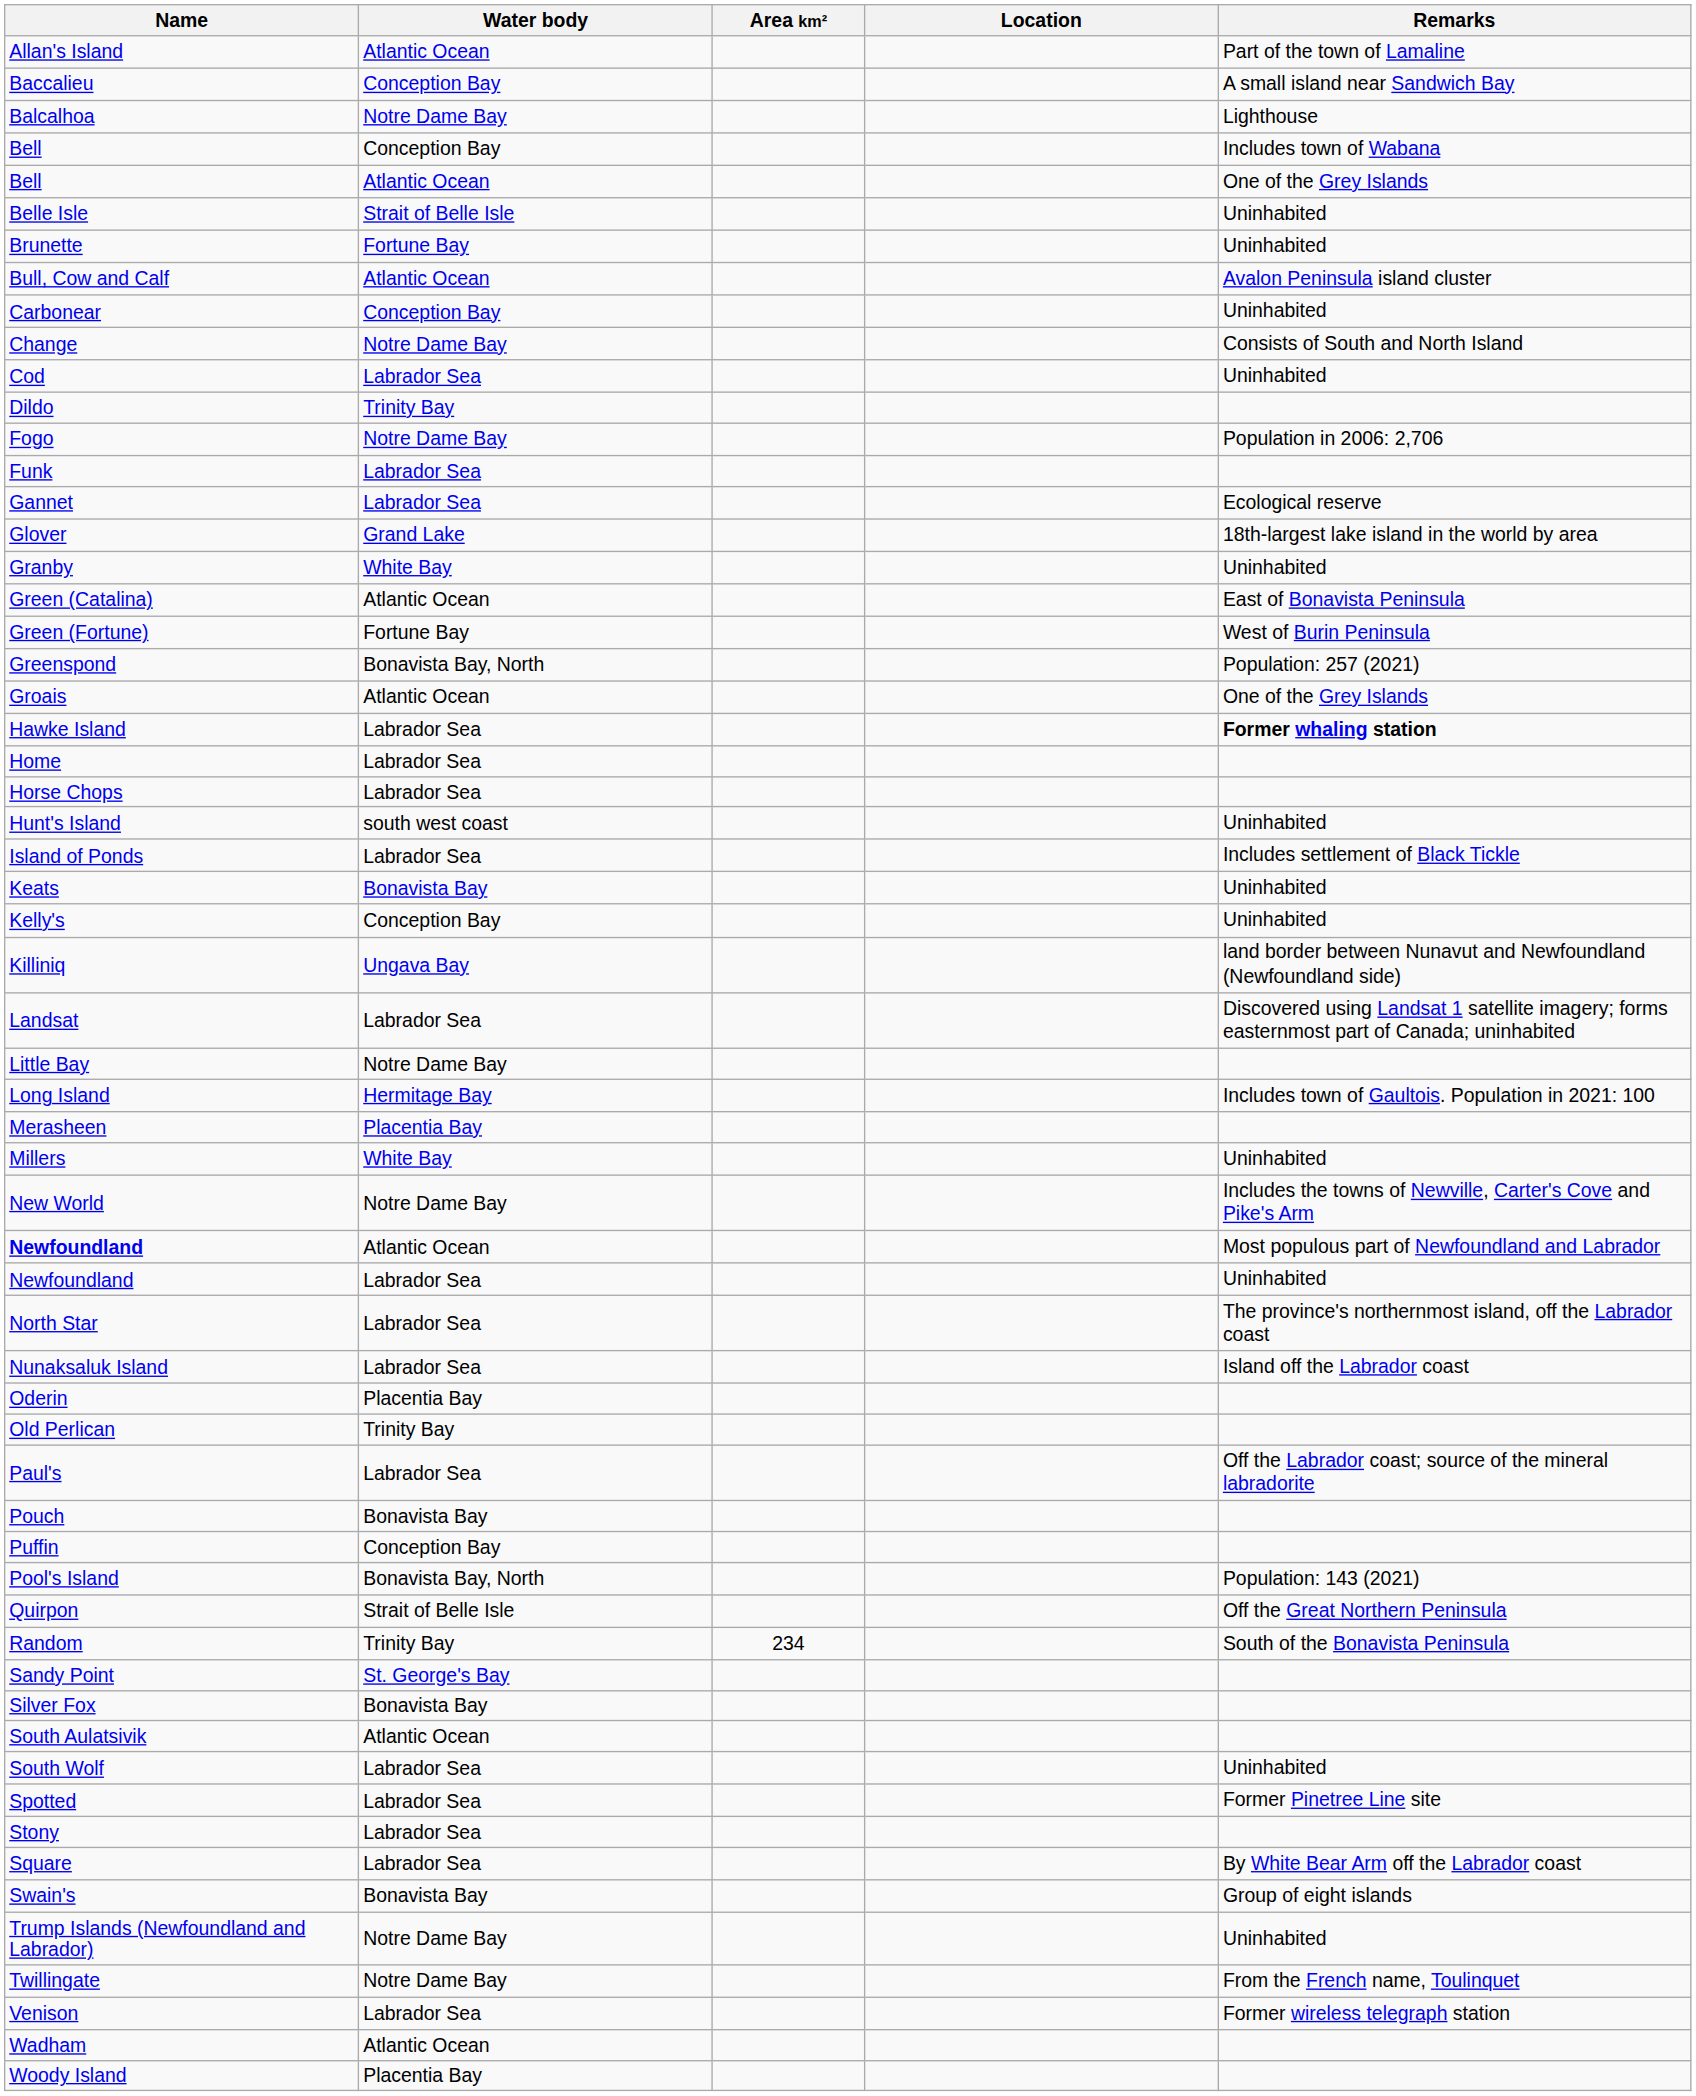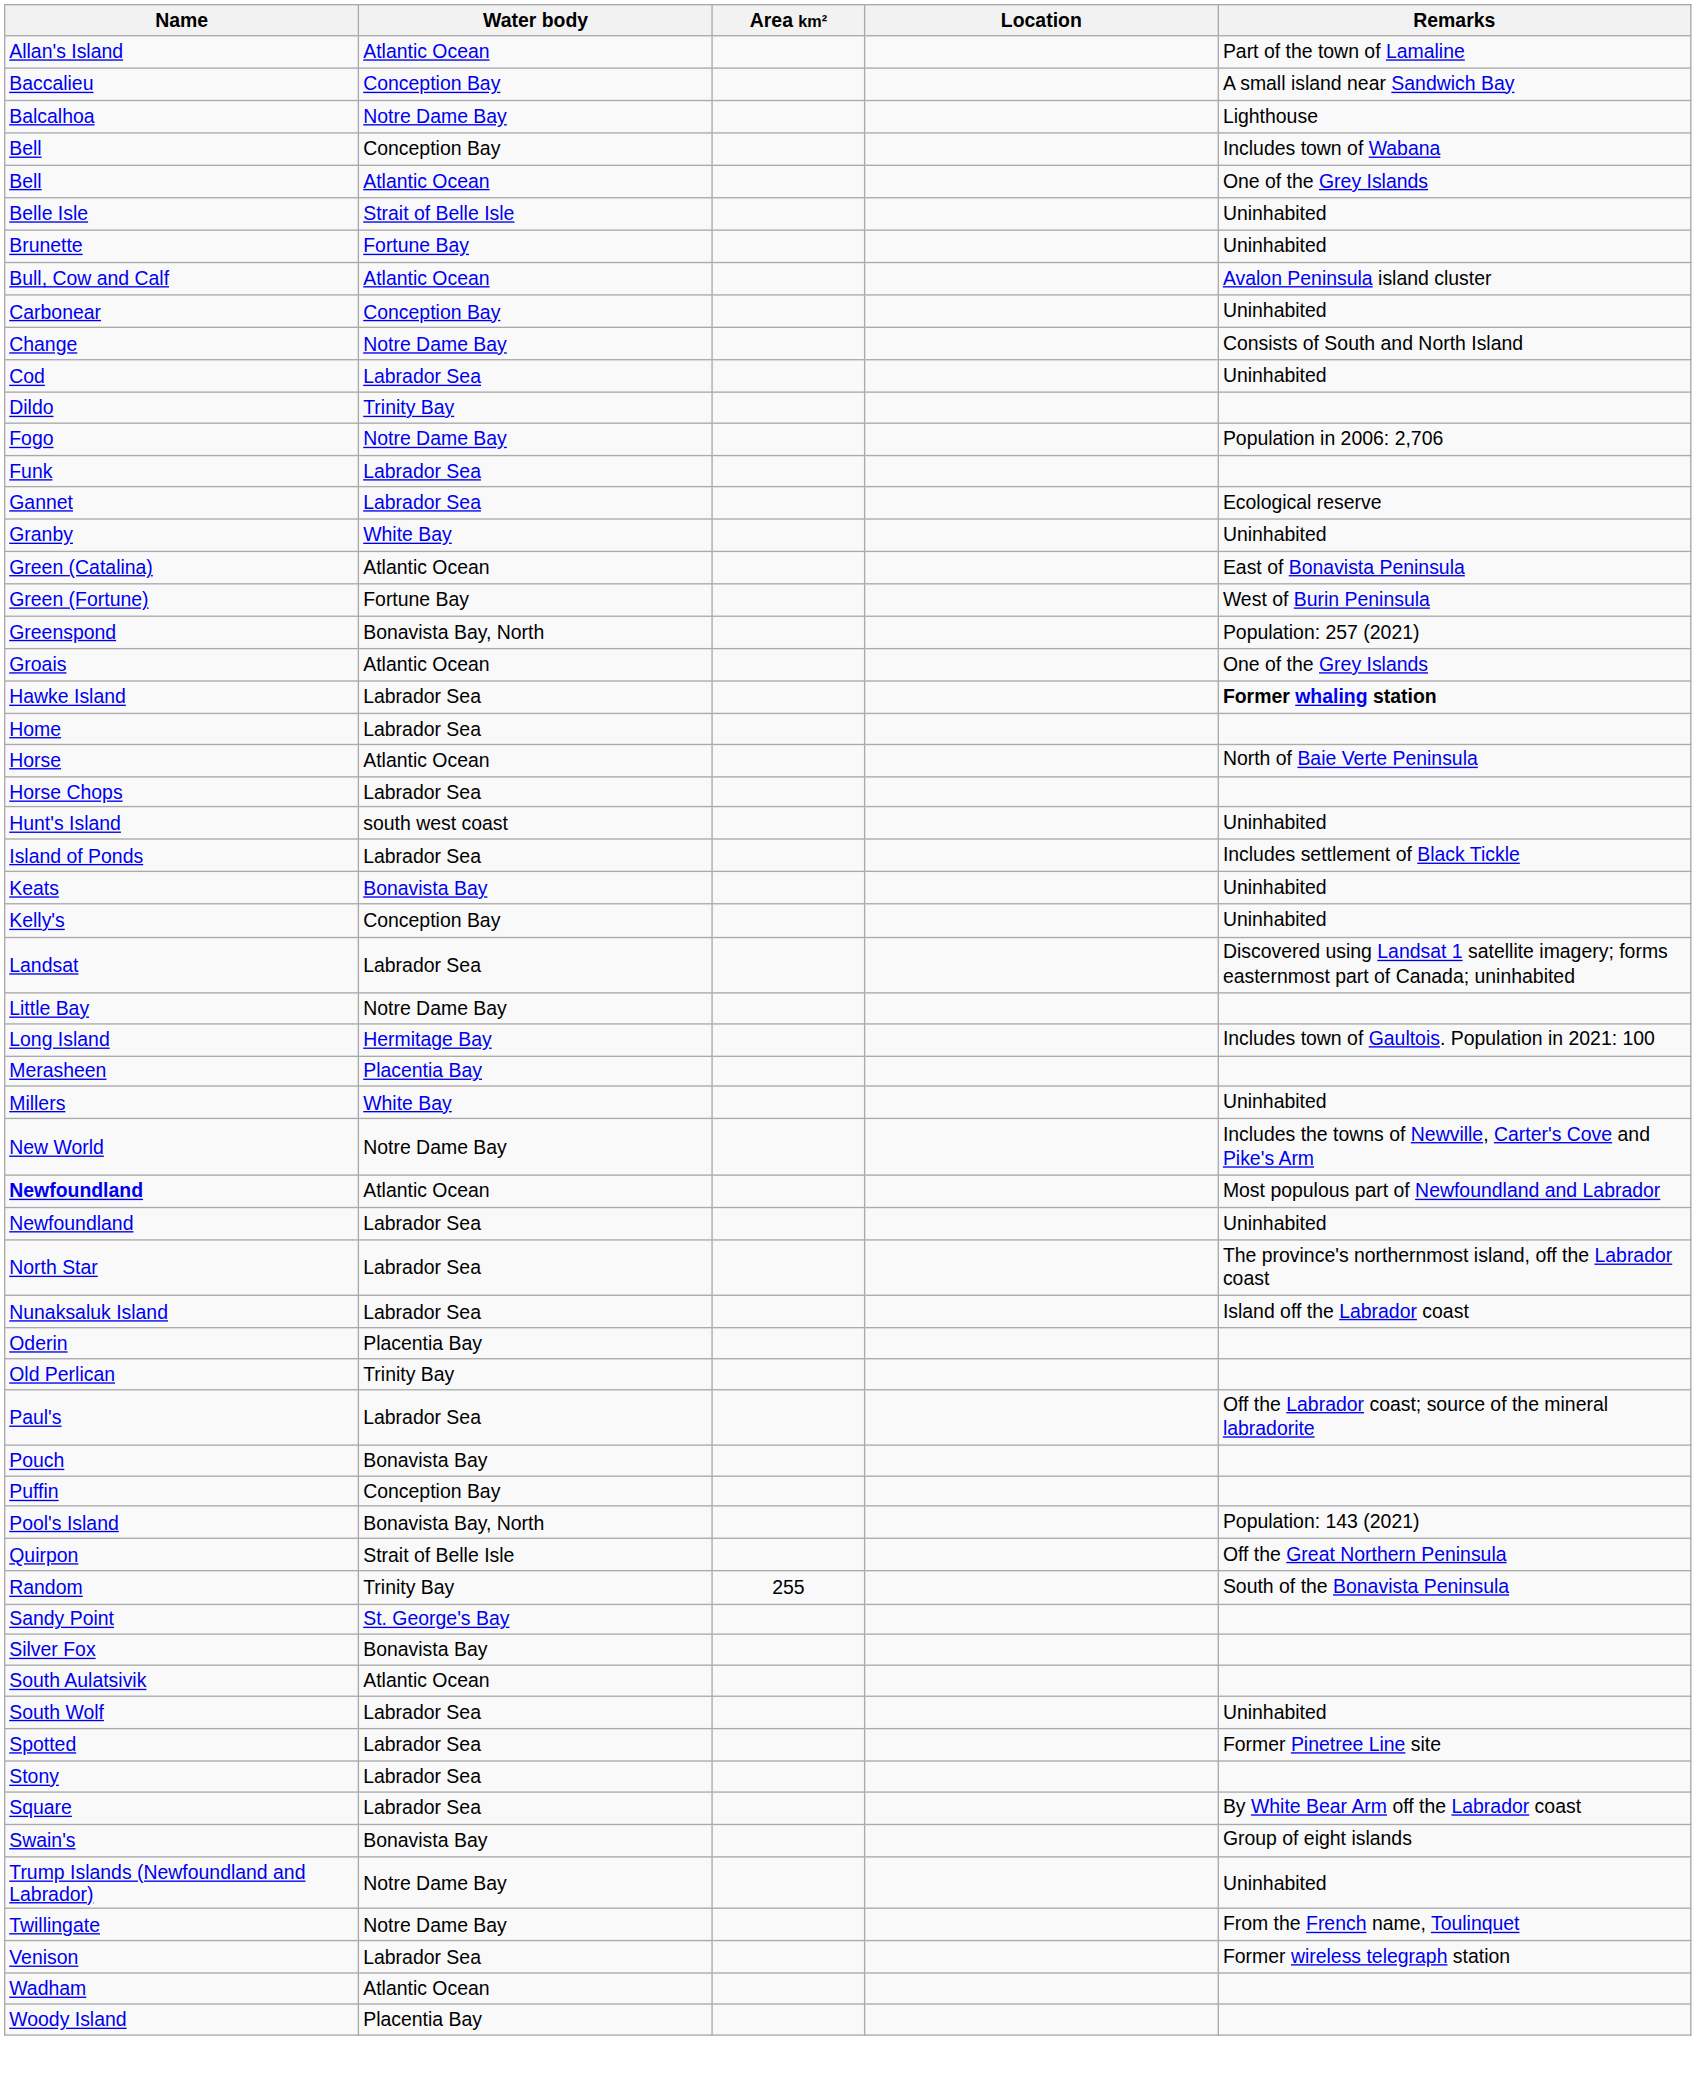- row: (38, 535)
+ row: (35, 761)
- row: (37, 965)
(788, 1644) 234 -> (788, 1588) 255
